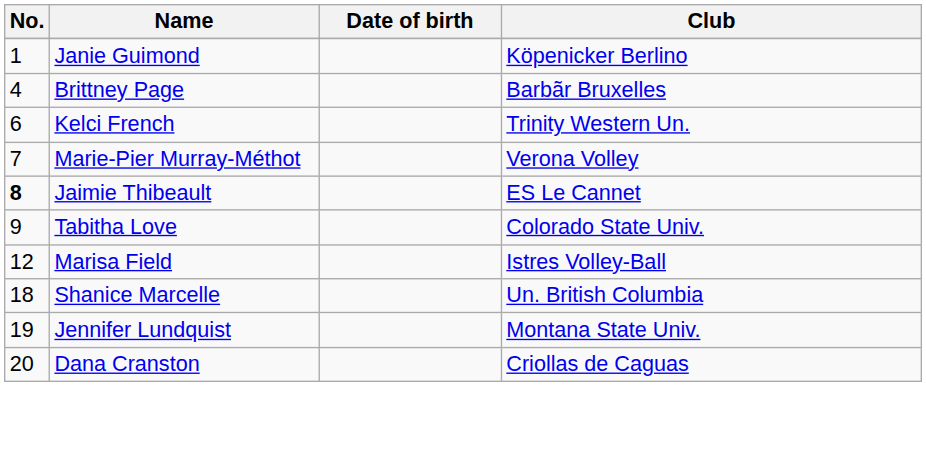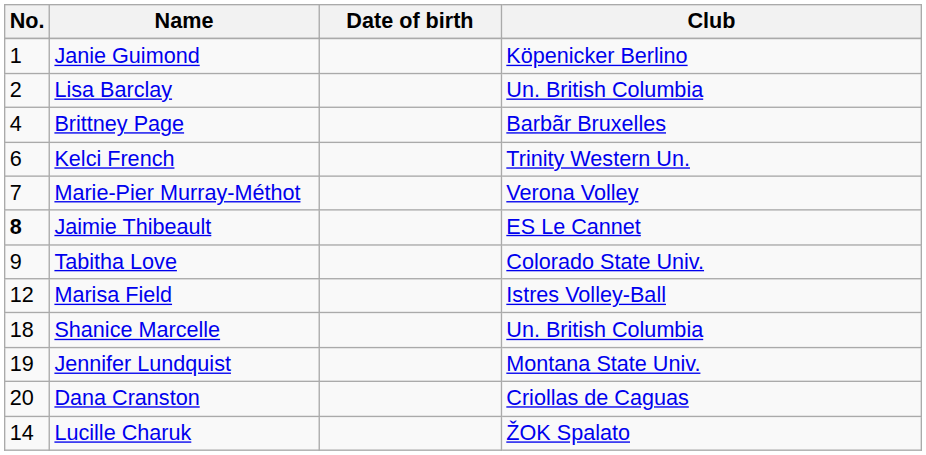+ row: (113, 90)
+ row: (123, 432)
